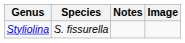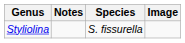columns swapped: (81, 12) <-> (128, 12)
